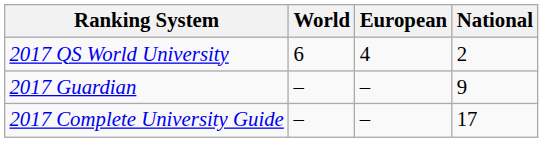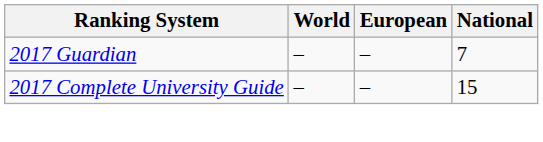- row: (119, 53)
(462, 86) 9 -> (462, 53) 7
(467, 119) 17 -> (467, 86) 15
